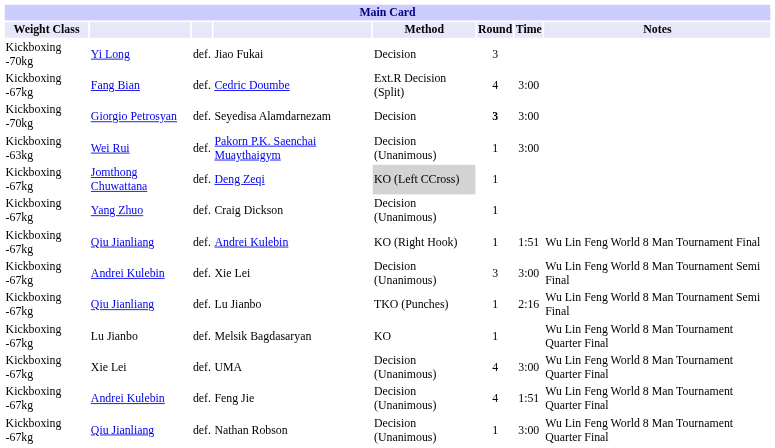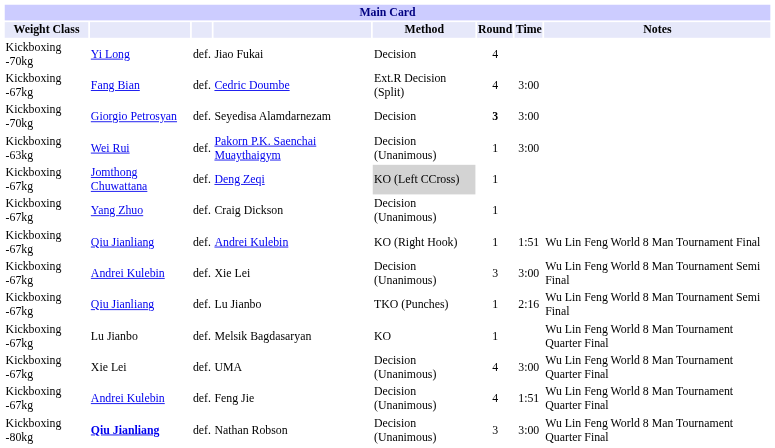(495, 54) 3 -> (495, 54) 4
(34, 430) Kickboxing -67kg -> (34, 430) Kickboxing -80kg
(123, 430) normal -> (125, 430) bold
(495, 430) 1 -> (495, 430) 3
